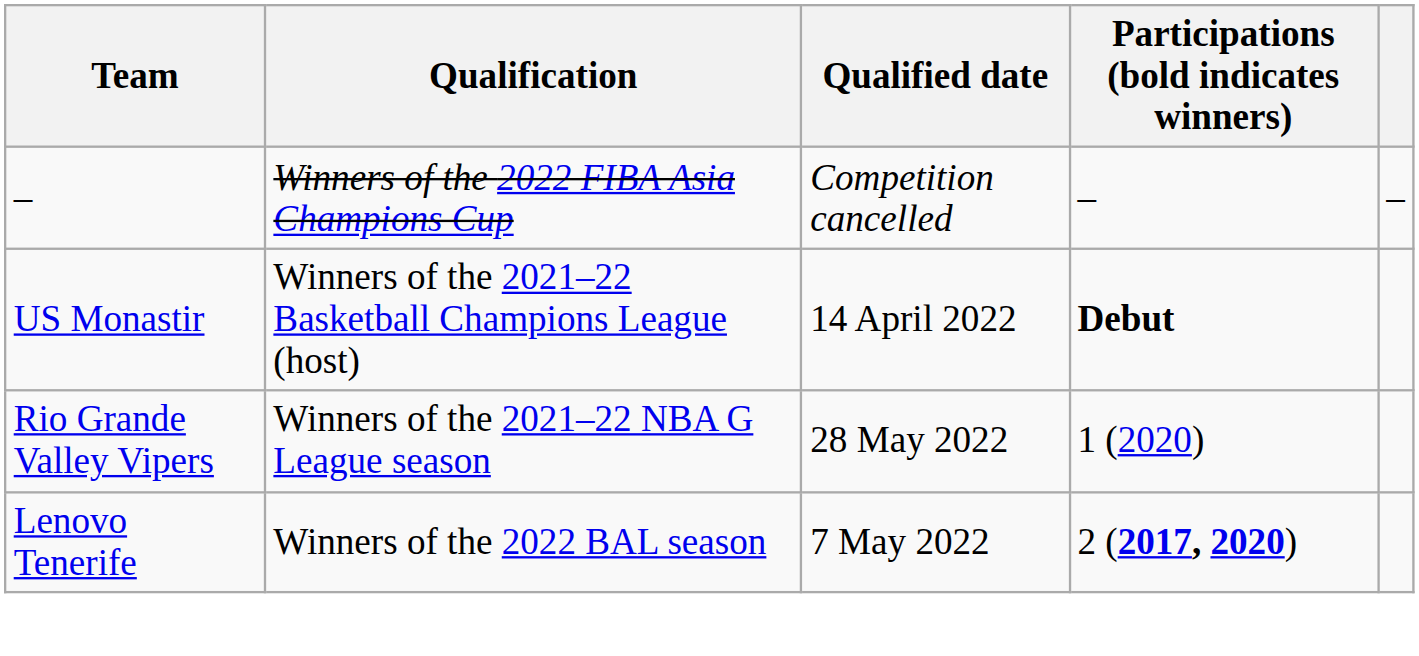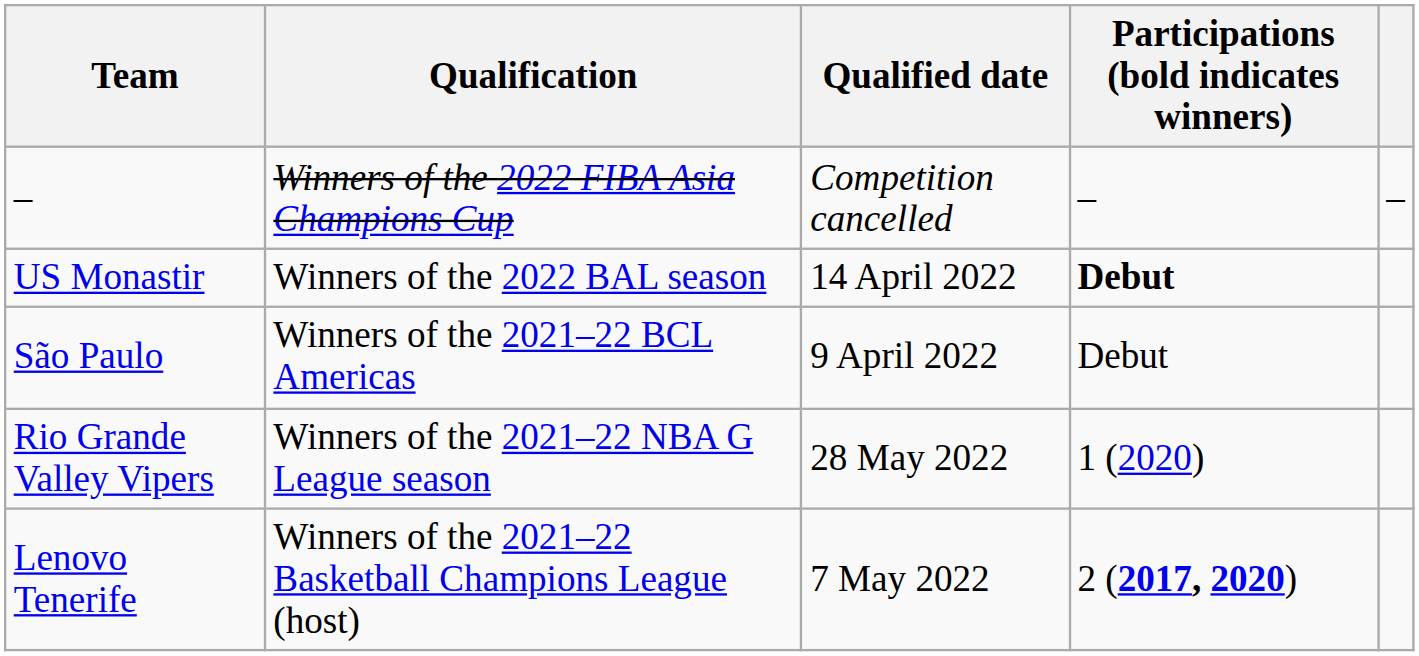(500, 318) Winners of the 2021–22 Basketball Champions League (host) -> (520, 276) Winners of the 2022 BAL season
+ row: (88, 356)
(520, 540) Winners of the 2022 BAL season -> (500, 578) Winners of the 2021–22 Basketball Champions League (host)
